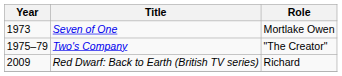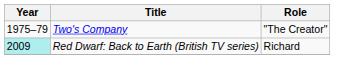- row: (85, 29)
(19, 63) no background -> (19, 46) paleturquoise background
